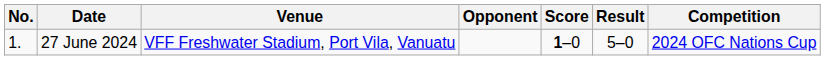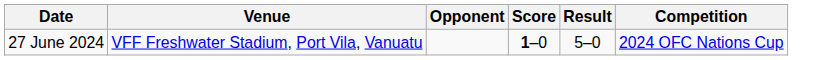- column: (21, 17)
